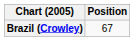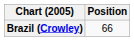(107, 28) 67 -> (107, 28) 66
